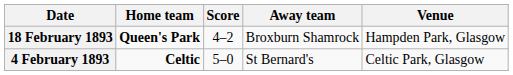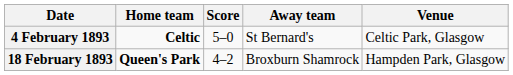rows swapped: (60, 59) <-> (60, 37)
